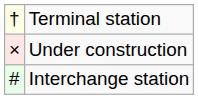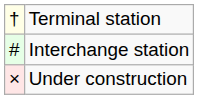rows swapped: (109, 79) <-> (108, 49)
